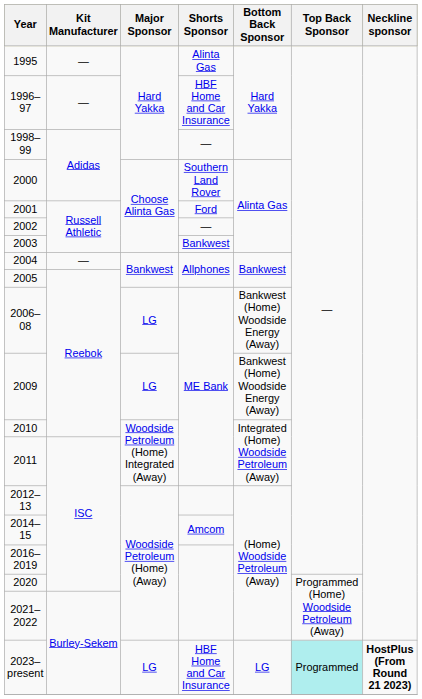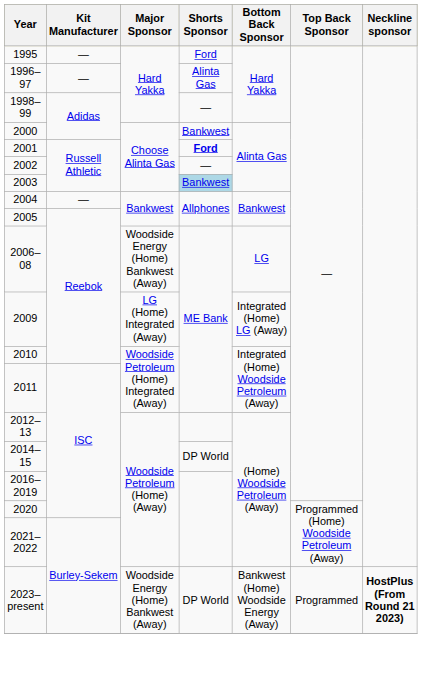(206, 60) Alinta Gas -> (206, 54) Ford
(206, 102) HBF Home and Car Insurance -> (206, 78) Alinta Gas
(206, 180) Southern Land Rover -> (206, 131) Bankwest
(206, 209) normal -> (206, 148) bold
(206, 244) no background -> (206, 182) lightblue background
(149, 320) LG -> (150, 259) Woodside Energy (Home) Bankwest (Away)
(262, 320) Bankwest (Home) Woodside Energy (Away) -> (262, 259) LG
(149, 386) LG -> (150, 319) LG (Home) Integrated (Away)
(262, 386) Bankwest (Home) Woodside Energy (Away) -> (262, 319) Integrated (Home) LG (Away)
(206, 530) Amcom -> (206, 456) DP World
(149, 667) LG -> (150, 600) Woodside Energy (Home) Bankwest (Away)
(206, 667) HBF Home and Car Insurance -> (206, 600) DP World
(262, 667) LG -> (262, 600) Bankwest (Home) Woodside Energy (Away)
(327, 667) paleturquoise background -> (327, 600) no background
